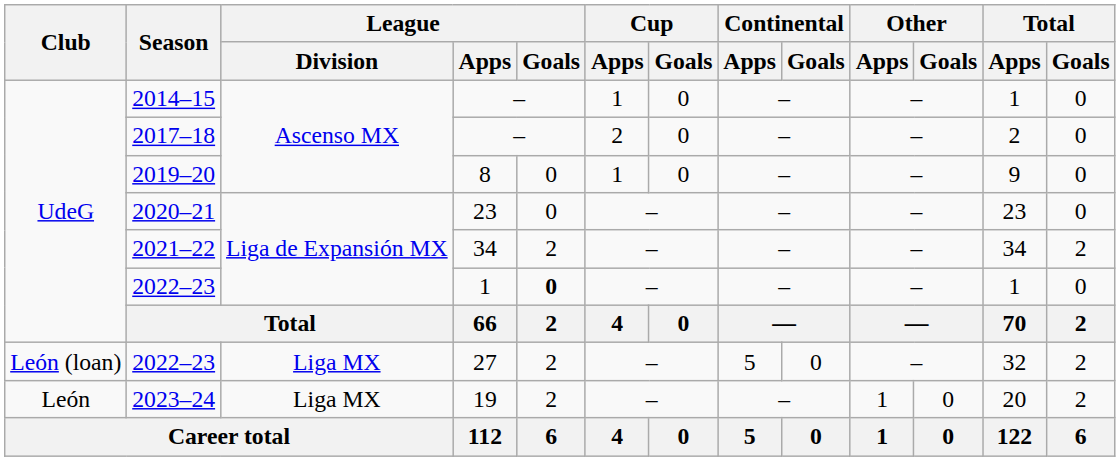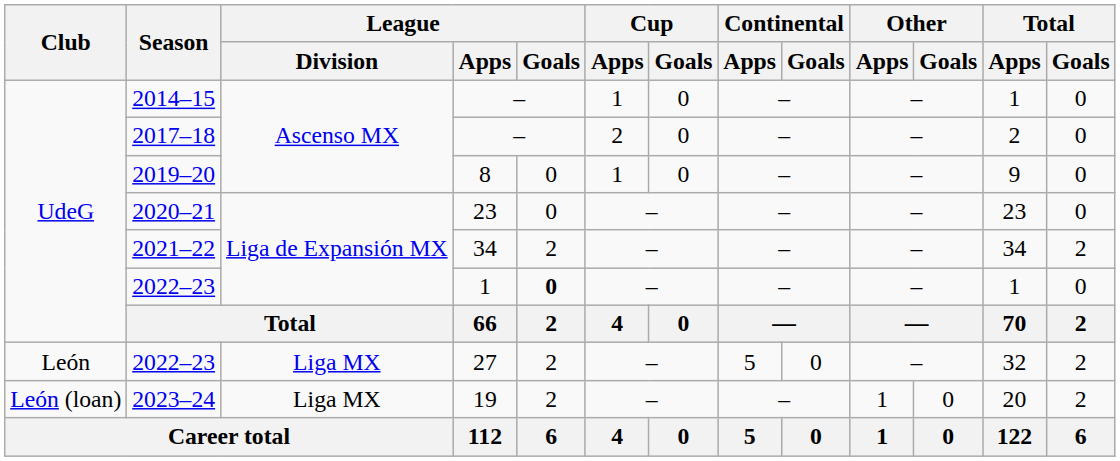(66, 361) León (loan) -> (66, 361) León
(66, 398) León -> (66, 398) León (loan)
